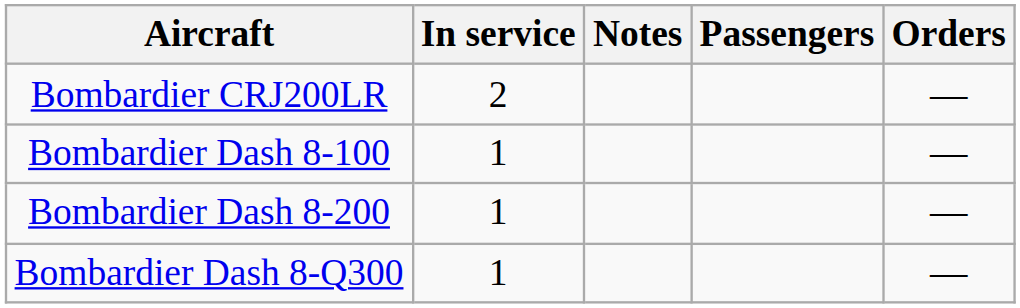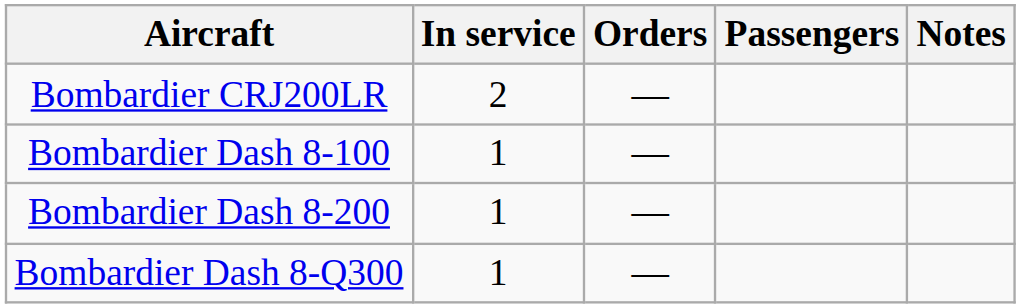columns swapped: (949, 34) <-> (638, 34)
